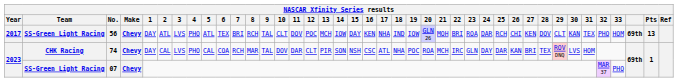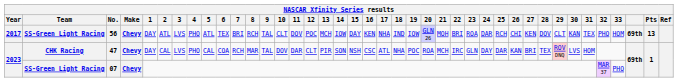(113, 51) 74 -> (113, 51) 47
